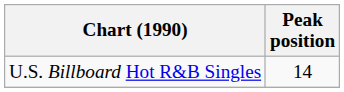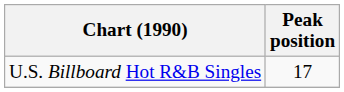(303, 71) 14 -> (303, 71) 17
